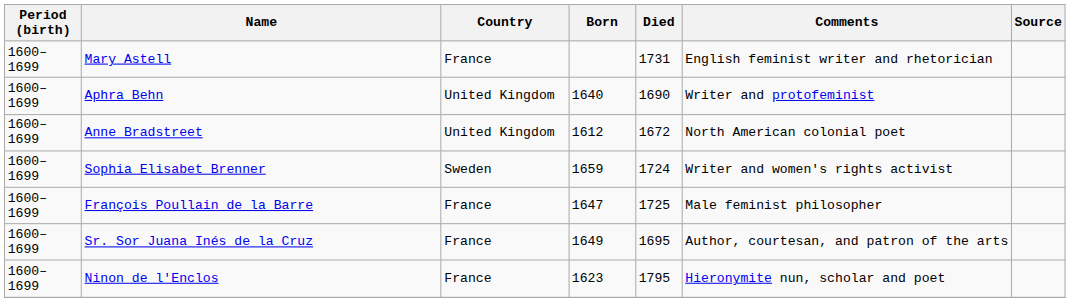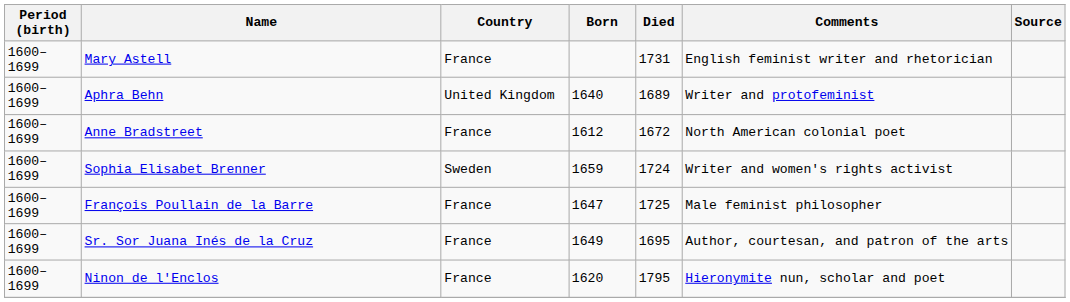(654, 96) 1690 -> (654, 96) 1689
(499, 132) United Kingdom -> (468, 132) France
(588, 279) 1623 -> (588, 279) 1620
